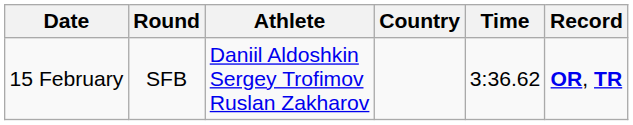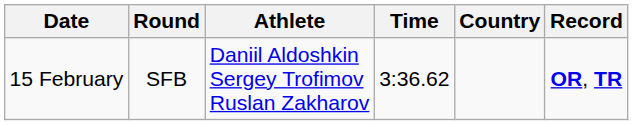columns swapped: (420, 21) <-> (505, 21)
